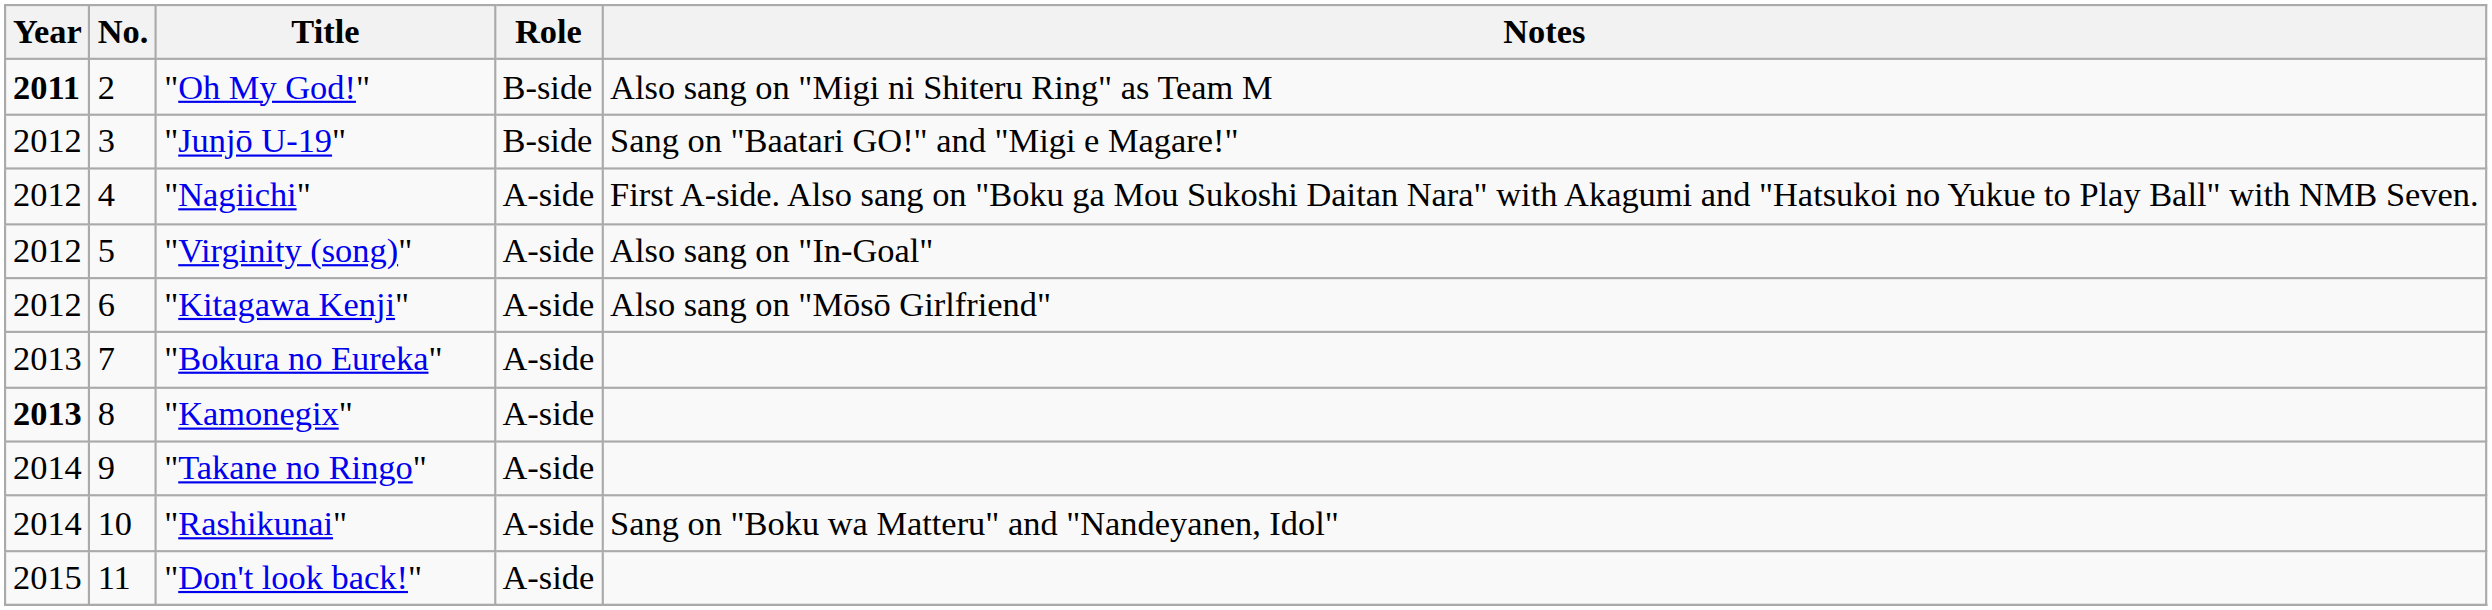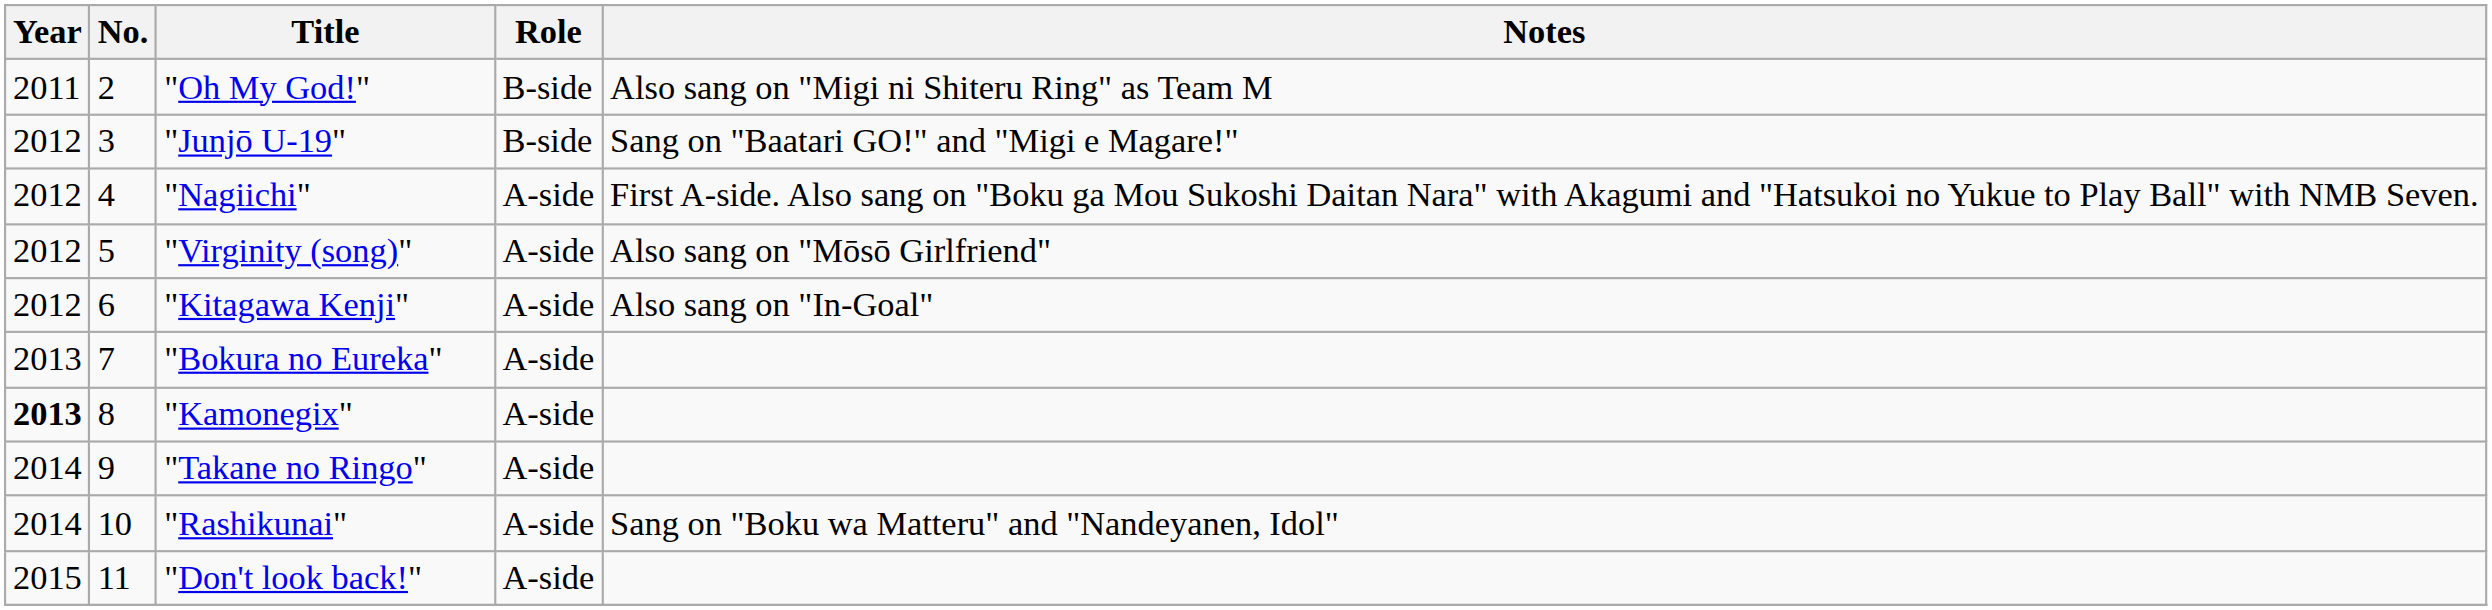(46, 86) bold -> (47, 86) normal
(772, 250) Also sang on "In-Goal" -> (831, 250) Also sang on "Mōsō Girlfriend"
(831, 304) Also sang on "Mōsō Girlfriend" -> (772, 304) Also sang on "In-Goal"
